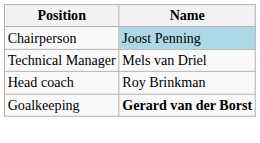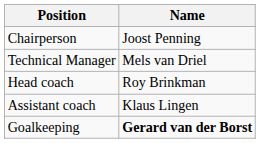(162, 37) lightblue background -> (162, 37) no background
+ row: (52, 104)
